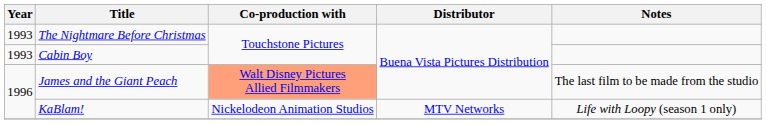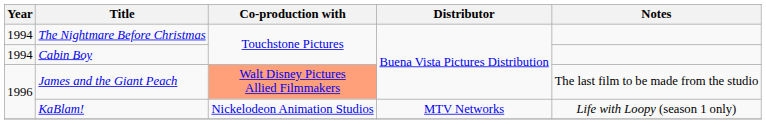(20, 34) 1993 -> (20, 34) 1994
(20, 54) 1993 -> (20, 54) 1994
